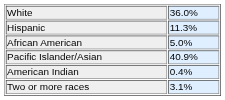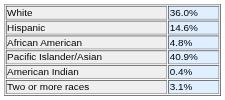(183, 27) 11.3% -> (184, 27) 14.6%
(181, 42) 5.0% -> (181, 42) 4.8%
